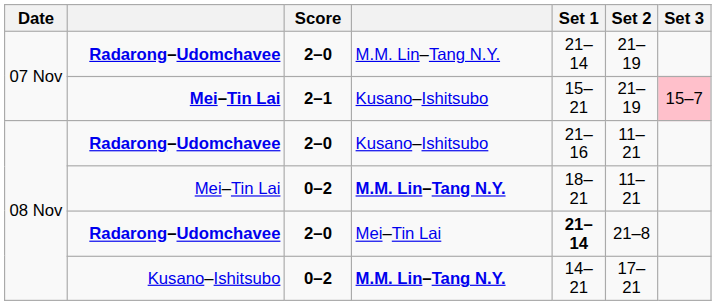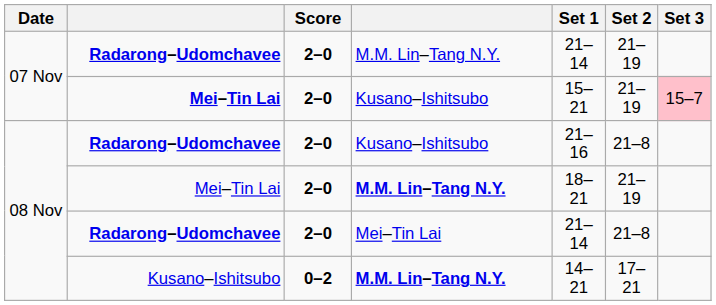(318, 99) 2–1 -> (318, 99) 2–0
(631, 144) 11–21 -> (631, 144) 21–8
(318, 189) 0–2 -> (318, 189) 2–0
(631, 189) 11–21 -> (631, 189) 21–19
(579, 234) bold -> (579, 234) normal
